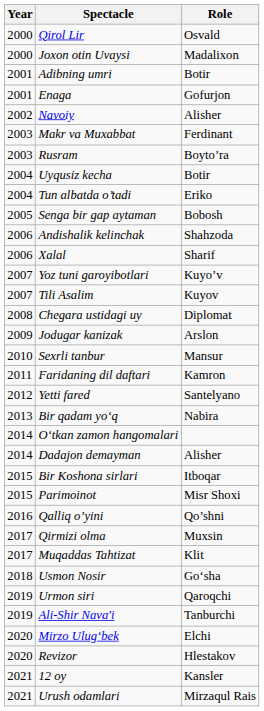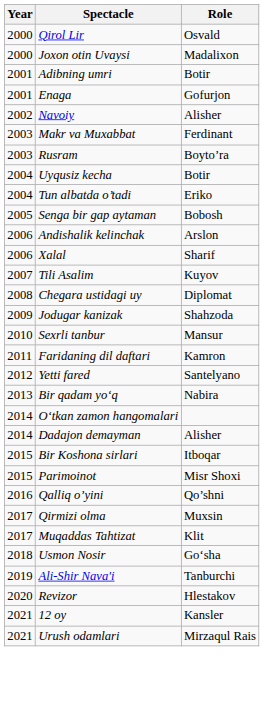(209, 235) Shahzoda -> (201, 235) Arslon
- row: (93, 275)
(201, 335) Arslon -> (209, 315) Shahzoda
- row: (66, 595)
- row: (79, 635)
